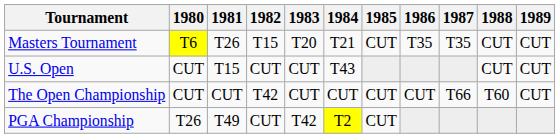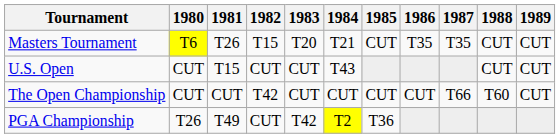(381, 120) CUT -> (381, 120) T36
